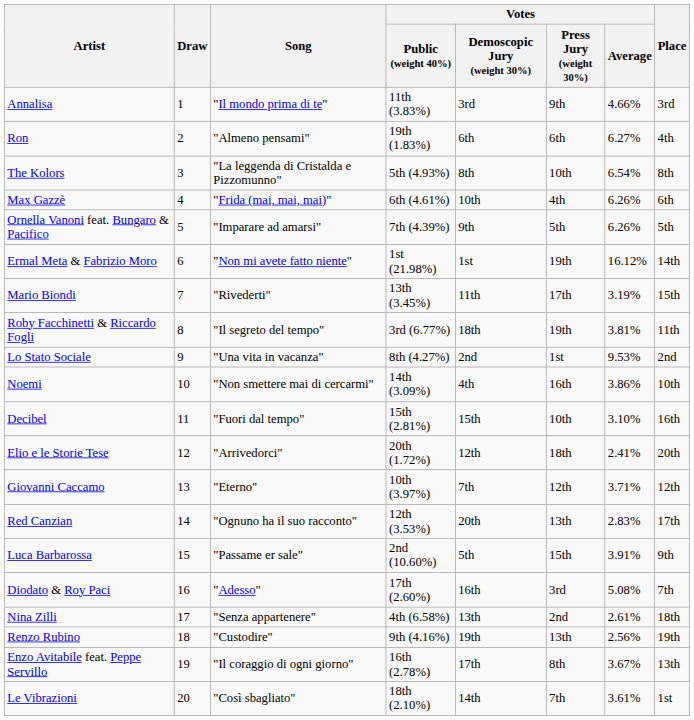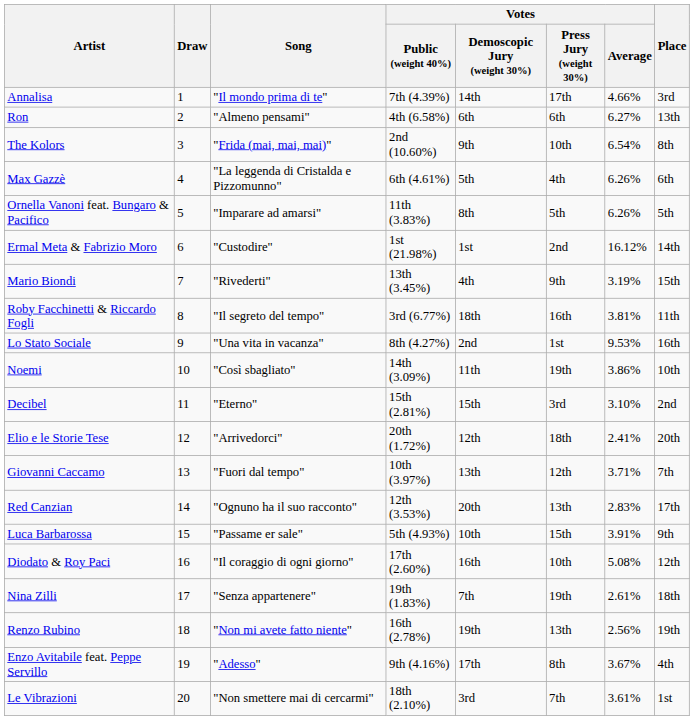(410, 104) 11th (3.83%) -> (419, 97) 7th (4.39%)
(467, 104) 3rd -> (469, 97) 14th
(557, 104) 9th -> (560, 97) 17th
(410, 138) 19th (1.83%) -> (419, 117) 4th (6.58%)
(666, 138) 4th -> (669, 117) 13th
(282, 172) "La leggenda di Cristalda e Pizzomunno" -> (272, 144) "Frida (mai, mai, mai)"
(419, 172) 5th (4.93%) -> (413, 144) 2nd (10.60%)
(466, 172) 8th -> (466, 144) 9th
(272, 200) "Frida (mai, mai, mai)" -> (282, 178) "La leggenda di Cristalda e Pizzomunno"
(469, 200) 10th -> (466, 178) 5th
(419, 227) 7th (4.39%) -> (410, 213) 11th (3.83%)
(466, 227) 9th -> (466, 213) 8th
(283, 261) "Non mi avete fatto niente" -> (243, 247) "Custodire"
(560, 261) 19th -> (559, 247) 2nd
(469, 295) 11th -> (466, 281) 4th
(560, 295) 17th -> (557, 281) 9th
(560, 330) 19th -> (560, 315) 16th
(667, 357) 2nd -> (669, 342) 16th
(293, 384) "Non smettere mai di cercarmi" -> (254, 370) "Così sbagliato"
(466, 384) 4th -> (469, 370) 11th
(560, 384) 16th -> (560, 370) 19th
(259, 418) "Fuori dal tempo" -> (235, 404) "Eterno"
(560, 418) 10th -> (558, 404) 3rd
(669, 418) 16th -> (667, 404) 2nd
(235, 487) "Eterno" -> (259, 472) "Fuori dal tempo"
(466, 487) 7th -> (469, 472) 13th
(669, 487) 12th -> (666, 472) 7th
(413, 555) 2nd (10.60%) -> (419, 534) 5th (4.93%)
(466, 555) 5th -> (469, 534) 10th
(237, 589) "Adesso" -> (283, 561) "Il coraggio di ogni giorno"
(558, 589) 3rd -> (560, 561) 10th
(666, 589) 7th -> (669, 561) 12th
(419, 617) 4th (6.58%) -> (410, 595) 19th (1.83%)
(469, 617) 13th -> (466, 595) 7th
(559, 617) 2nd -> (560, 595) 19th
(243, 637) "Custodire" -> (283, 630) "Non mi avete fatto niente"
(419, 637) 9th (4.16%) -> (410, 630) 16th (2.78%)
(283, 664) "Il coraggio di ogni giorno" -> (237, 664) "Adesso"
(410, 664) 16th (2.78%) -> (419, 664) 9th (4.16%)
(669, 664) 13th -> (666, 664) 4th
(254, 698) "Così sbagliato" -> (293, 698) "Non smettere mai di cercarmi"
(469, 698) 14th -> (467, 698) 3rd
